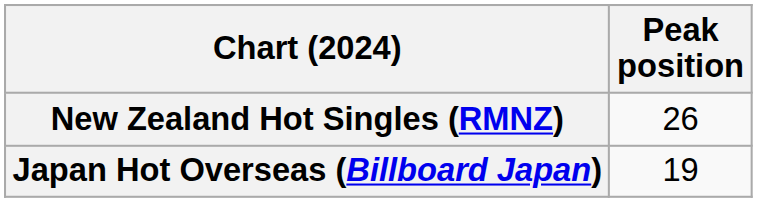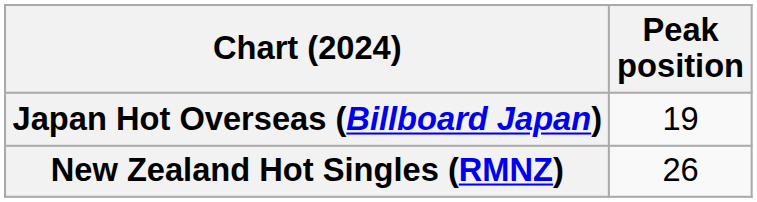rows swapped: (307, 170) <-> (307, 118)
